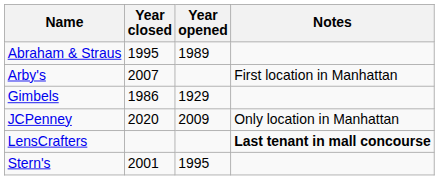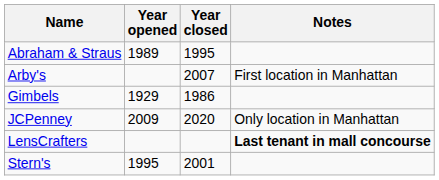columns swapped: (203, 23) <-> (150, 23)
